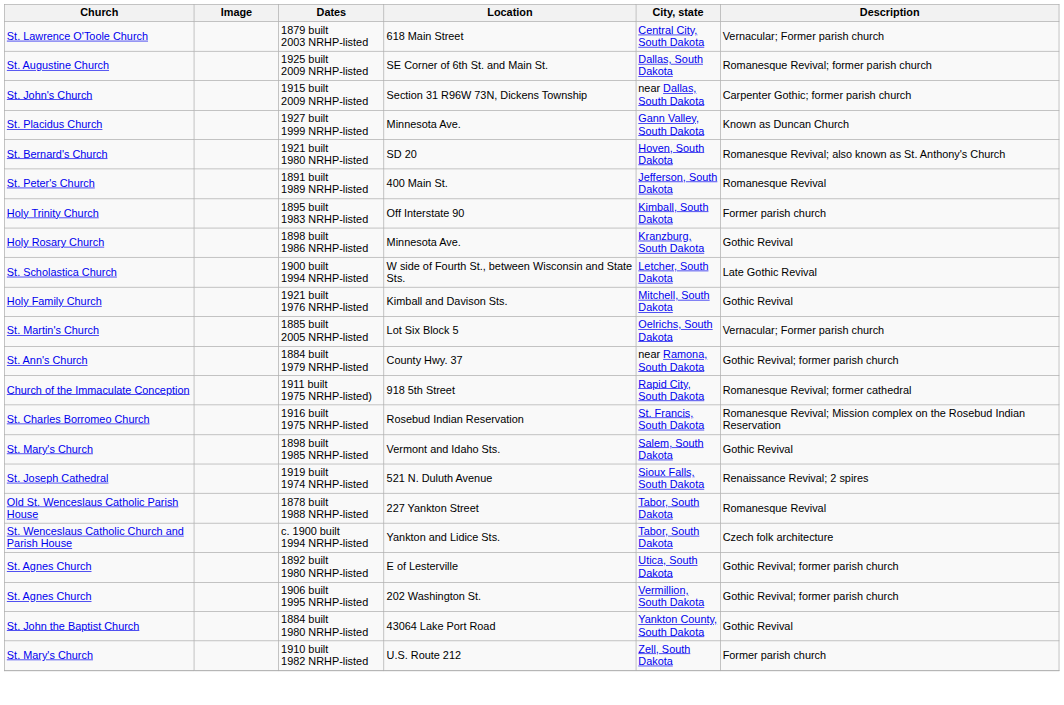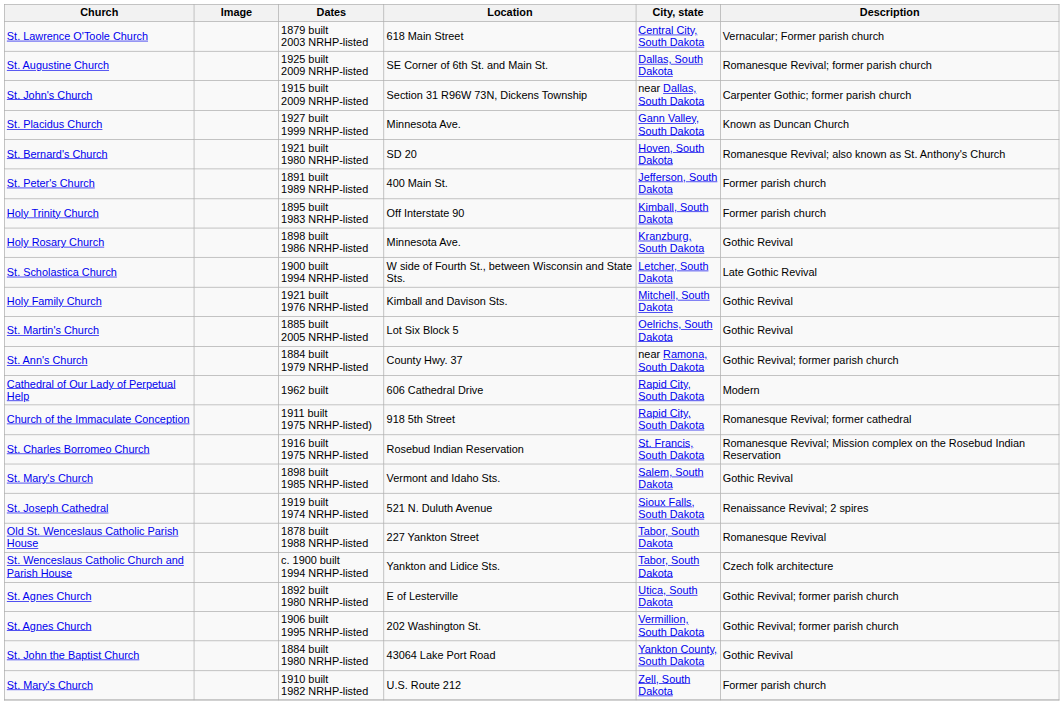(774, 183) Romanesque Revival -> (774, 183) Former parish church
(803, 331) Vernacular; Former parish church -> (758, 331) Gothic Revival
+ row: (305, 390)
